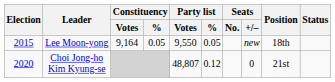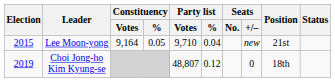(186, 43) 9,550 -> (186, 43) 9,710
(212, 43) 0.05 -> (212, 43) 0.04
(281, 43) 18th -> (281, 43) 21st
(24, 64) 2020 -> (24, 64) 2019
(281, 64) 21st -> (281, 64) 18th
